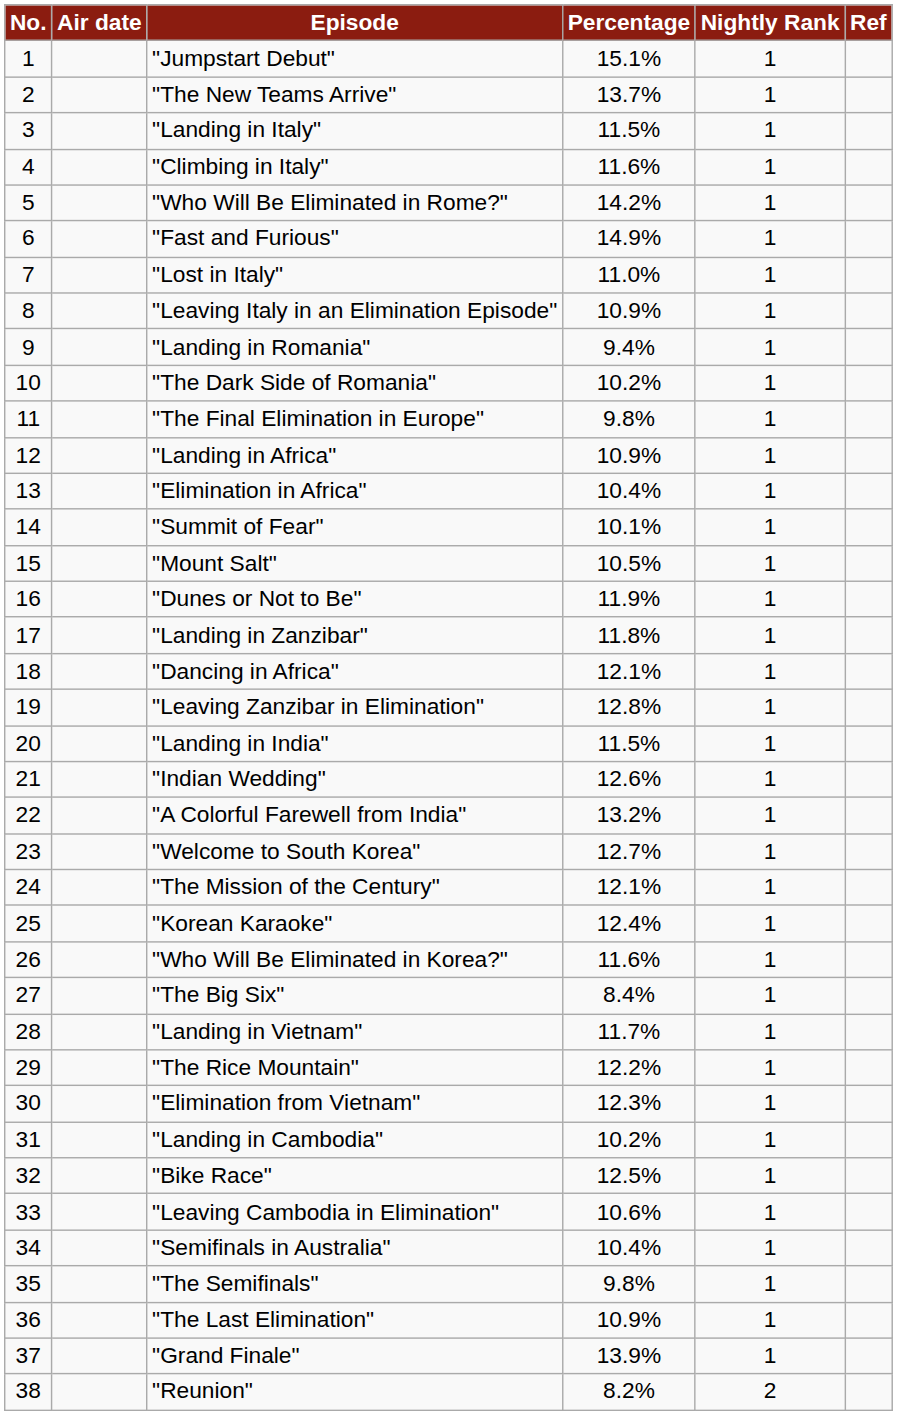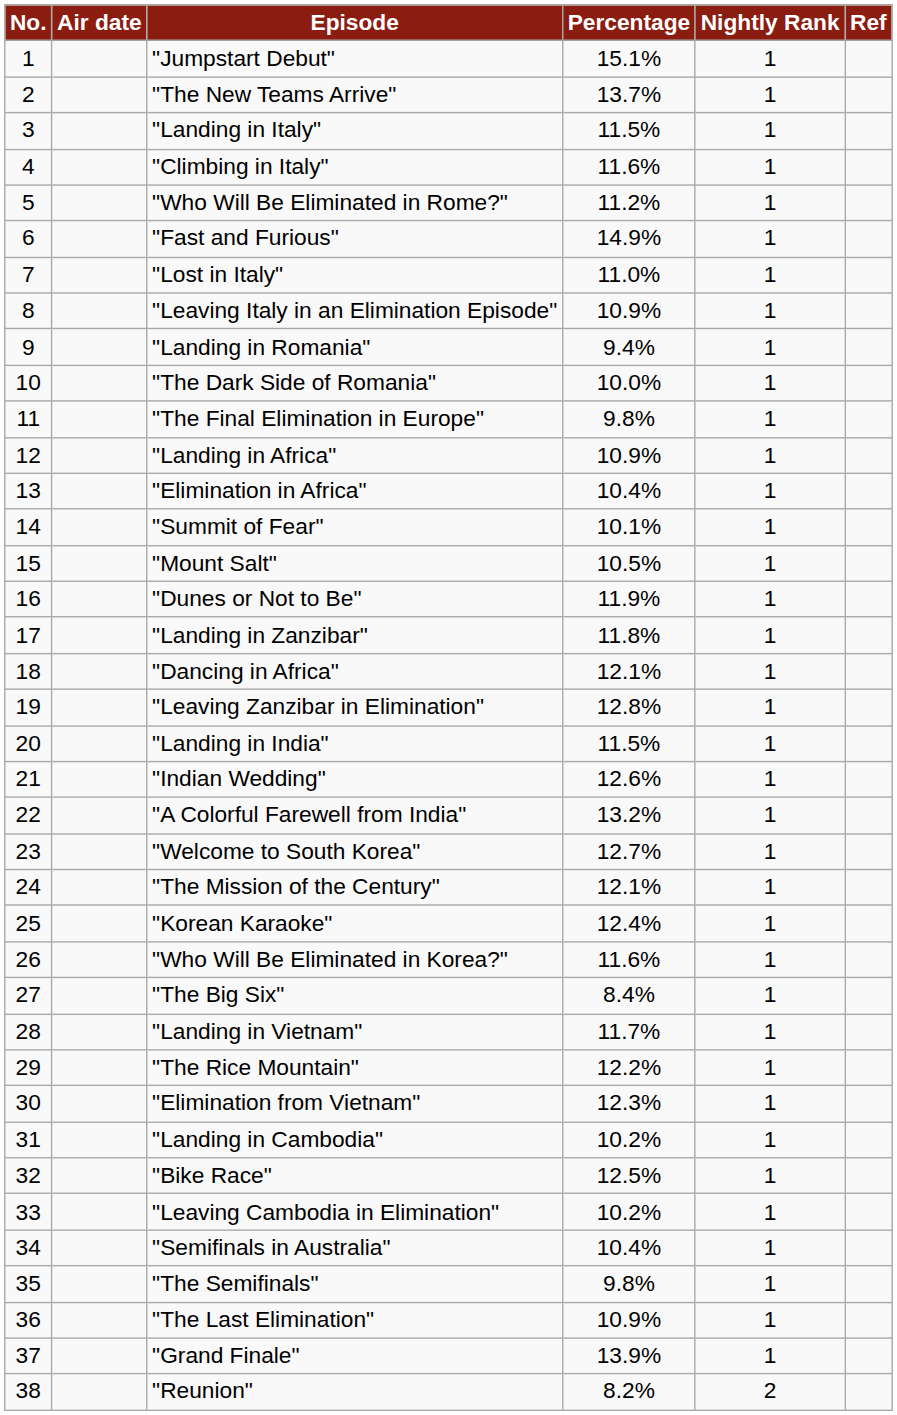(629, 202) 14.2% -> (629, 202) 11.2%
(629, 382) 10.2% -> (629, 382) 10.0%
(629, 1211) 10.6% -> (629, 1211) 10.2%
